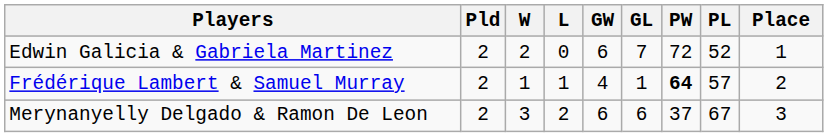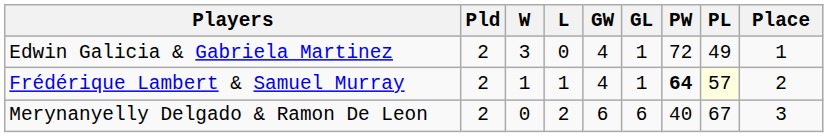(525, 52) 2 -> (525, 52) 3
(603, 52) 6 -> (603, 52) 4
(642, 52) 7 -> (642, 52) 1
(720, 52) 52 -> (720, 52) 49
(720, 84) no background -> (720, 84) lightyellow background
(525, 115) 3 -> (525, 115) 0
(681, 115) 37 -> (681, 115) 40
